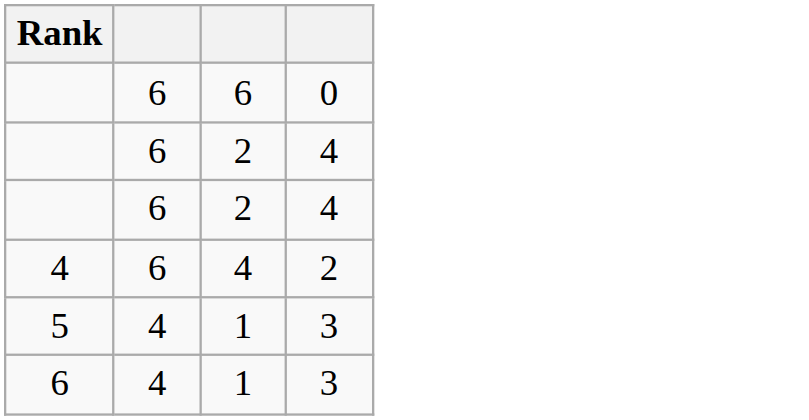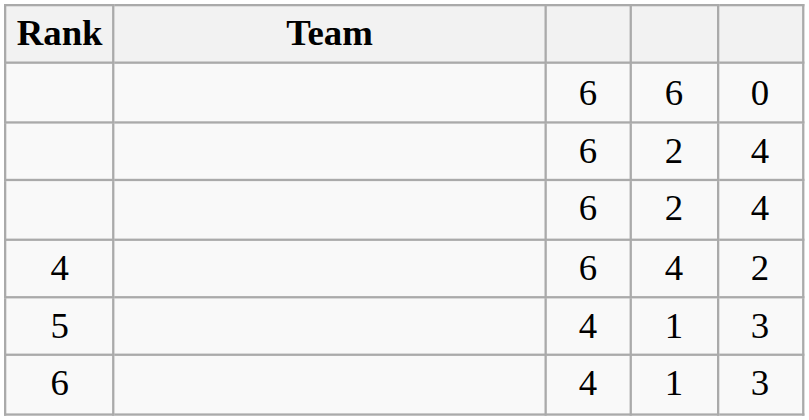+ column: (330, 33)
